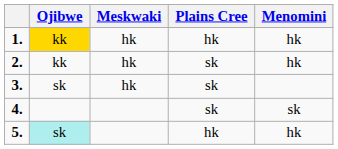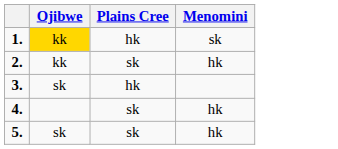- column: (129, 16)
(294, 39) hk -> (215, 39) sk
(211, 86) sk -> (133, 86) hk
(294, 109) sk -> (215, 109) hk
(60, 132) paleturquoise background -> (60, 132) no background
(211, 132) hk -> (133, 132) sk
